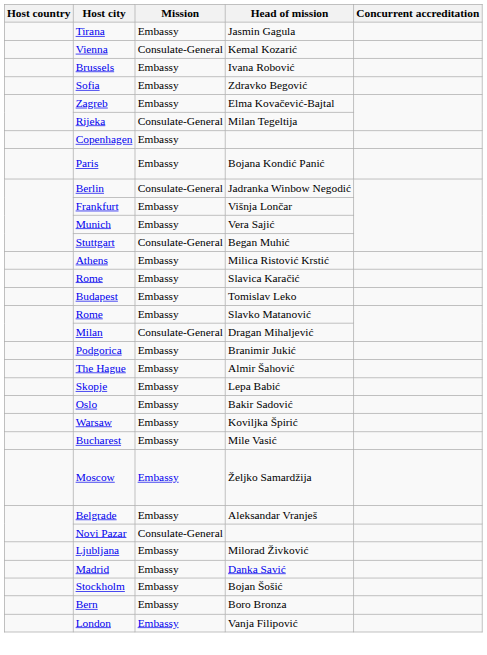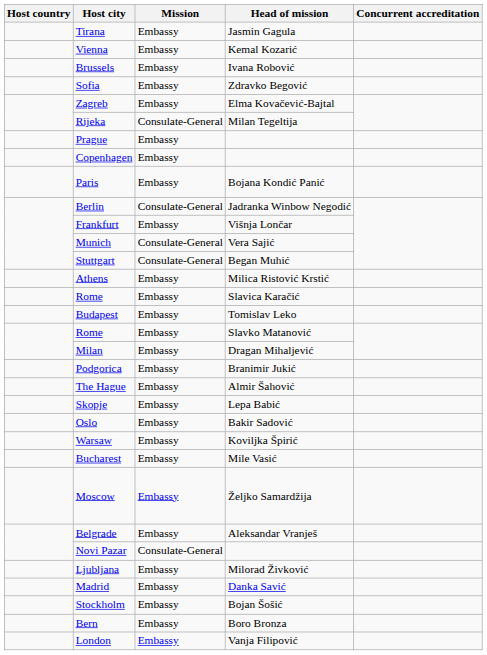(180, 49) Consulate-General -> (158, 49) Embassy
+ row: (91, 139)
(158, 224) Embassy -> (180, 242) Consulate-General
(180, 332) Consulate-General -> (158, 350) Embassy
